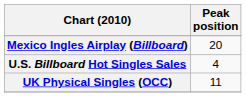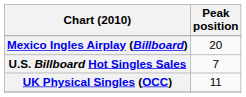(216, 63) 4 -> (216, 63) 7
